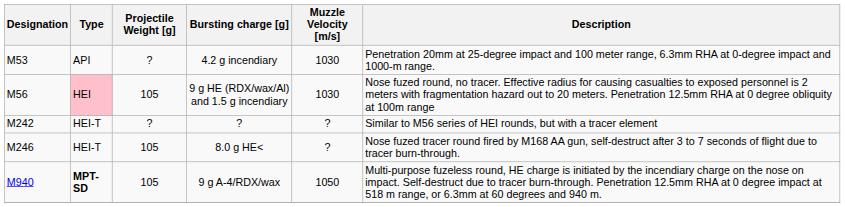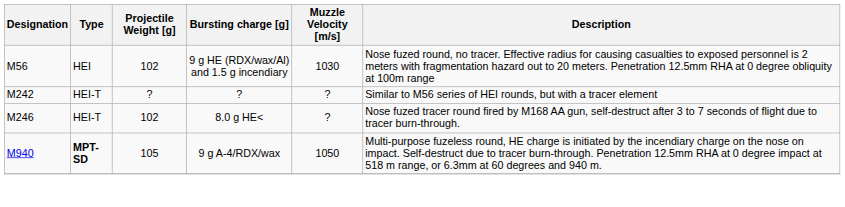- row: (239, 60)
(82, 95) pink background -> (82, 66) no background
(149, 95) 105 -> (149, 66) 102
(149, 147) 105 -> (149, 118) 102
